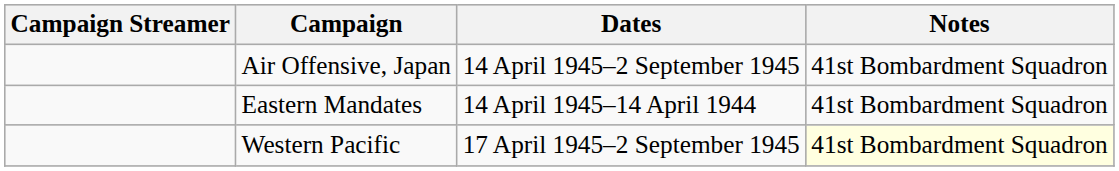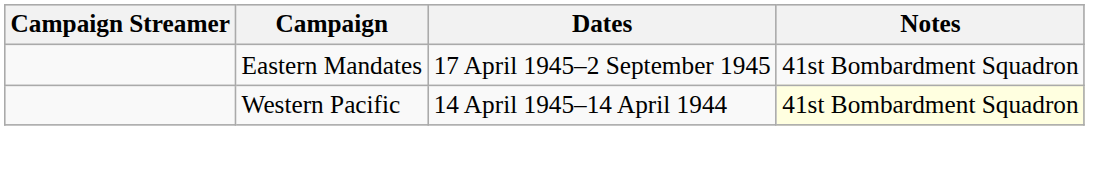- row: (346, 64)
(609, 104) 14 April 1945–14 April 1944 -> (602, 64) 17 April 1945–2 September 1945
(631, 144) 17 April 1945–2 September 1945 -> (580, 104) 14 April 1945–14 April 1944
